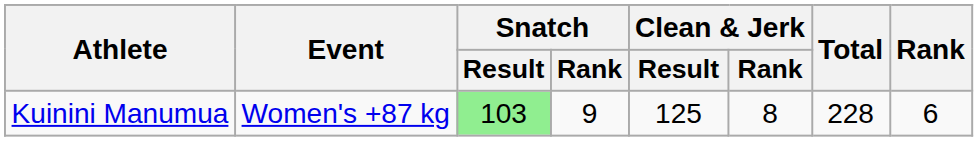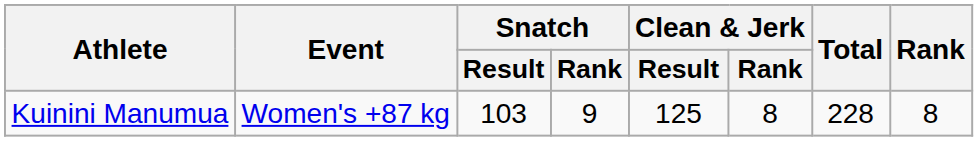(504, 114) lightgreen background -> (504, 114) no background
(931, 114) 6 -> (931, 114) 8
